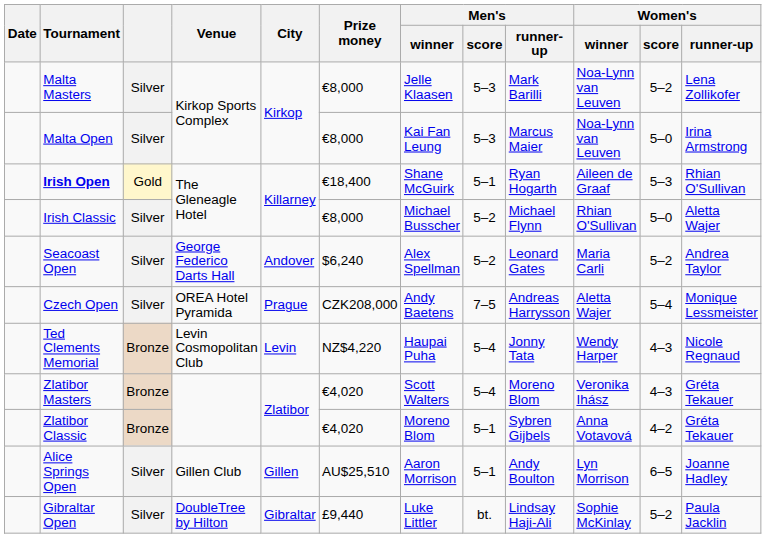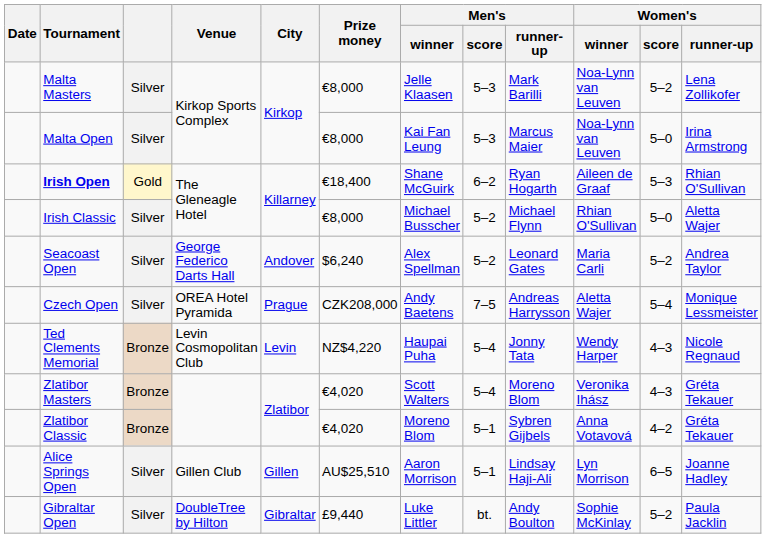(484, 181) 5–1 -> (484, 181) 6–2
(532, 471) Andy Boulton -> (532, 471) Lindsay Haji-Ali
(532, 514) Lindsay Haji-Ali -> (532, 514) Andy Boulton
